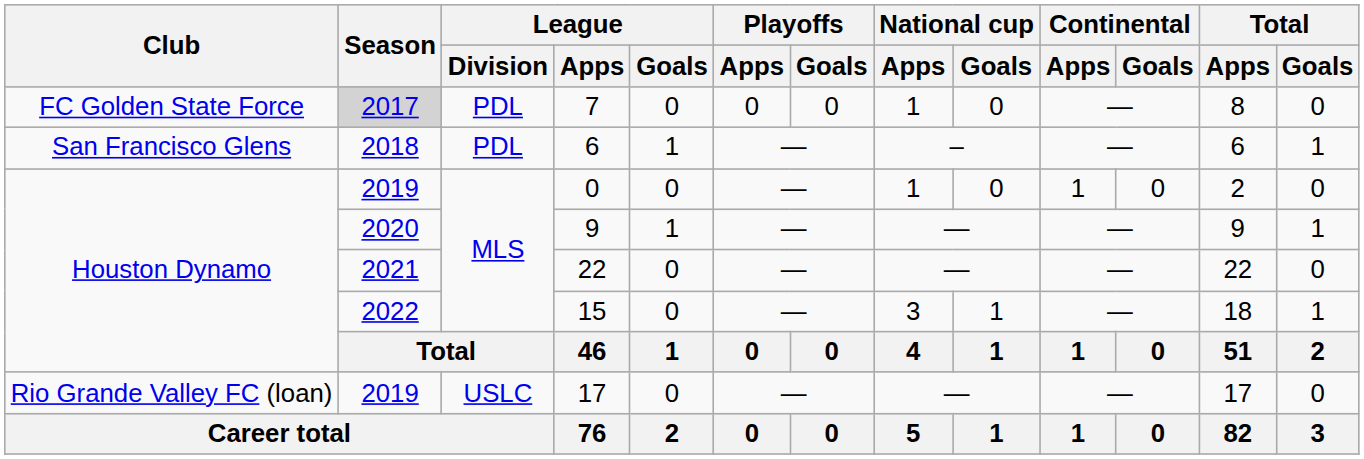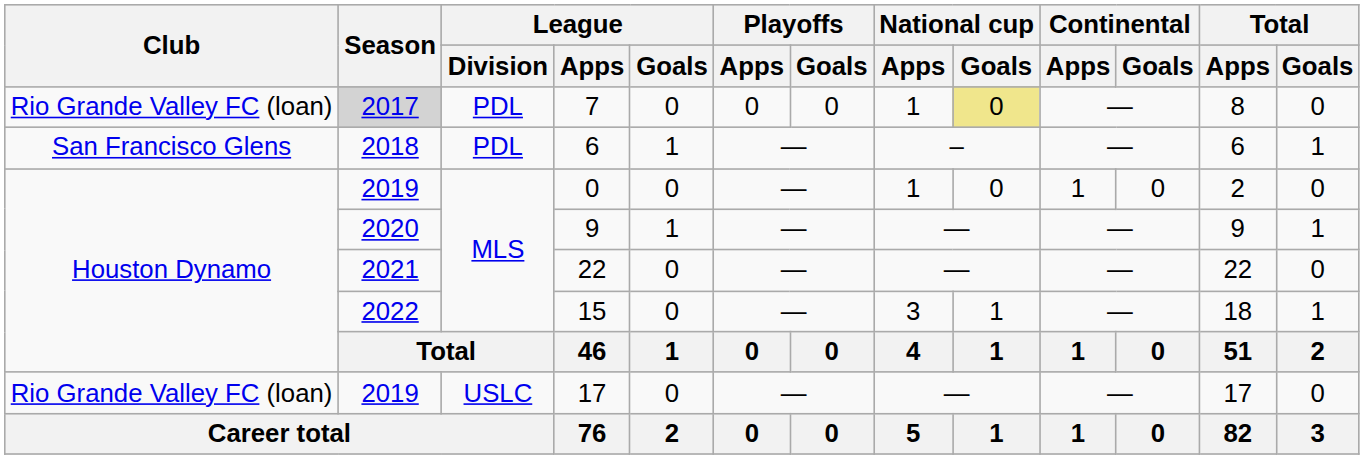(172, 106) FC Golden State Force -> (172, 106) Rio Grande Valley FC (loan)
(996, 106) no background -> (996, 106) khaki background
